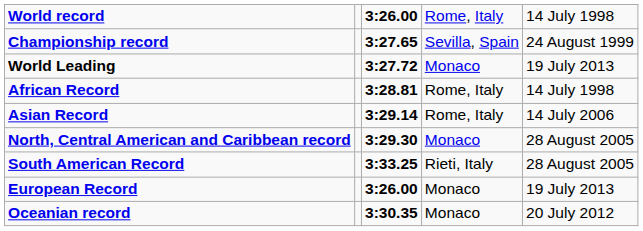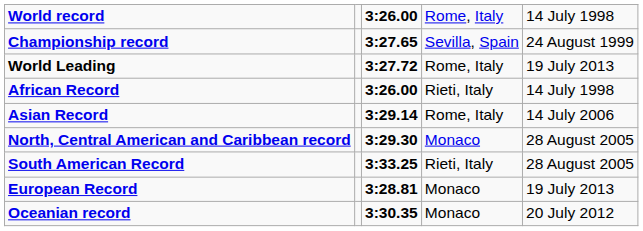(452, 66) Monaco -> (464, 66) Rome, Italy
(391, 90) 3:28.81 -> (391, 90) 3:26.00
(464, 90) Rome, Italy -> (459, 90) Rieti, Italy
(391, 189) 3:26.00 -> (391, 189) 3:28.81
